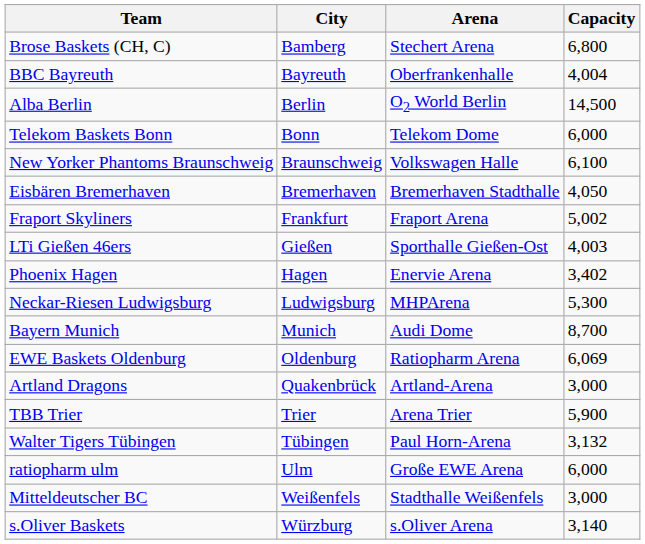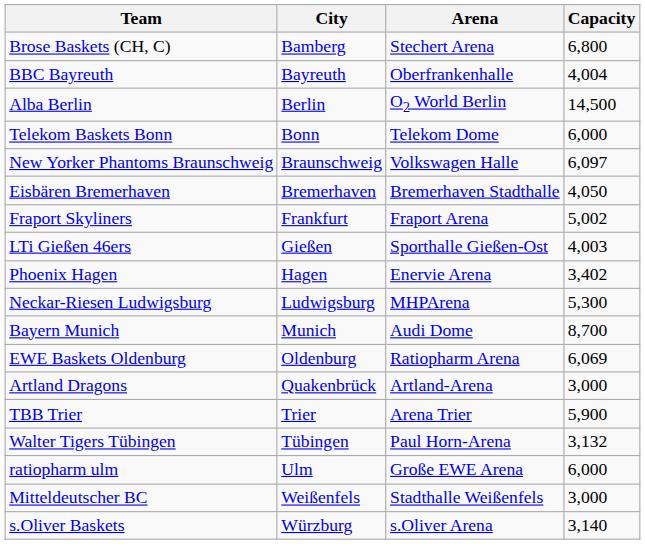(588, 162) 6,100 -> (588, 162) 6,097
